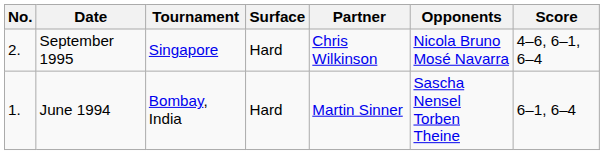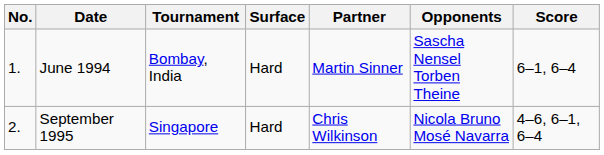rows swapped: (75, 109) <-> (77, 49)
